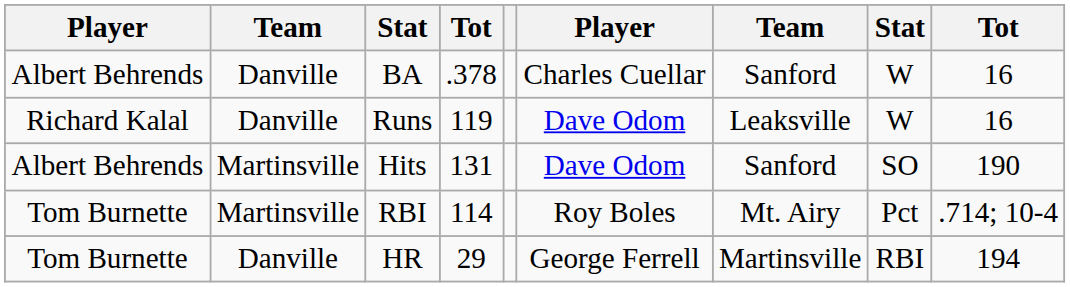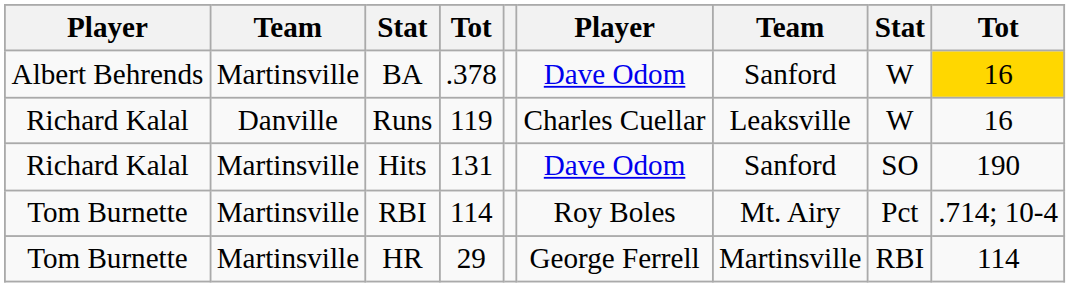(288, 73) Danville -> (288, 73) Martinsville
(615, 73) Charles Cuellar -> (615, 73) Dave Odom
(998, 73) no background -> (998, 73) gold background
(615, 119) Dave Odom -> (615, 119) Charles Cuellar
(107, 166) Albert Behrends -> (107, 166) Richard Kalal
(288, 258) Danville -> (288, 258) Martinsville
(998, 258) 194 -> (998, 258) 114
